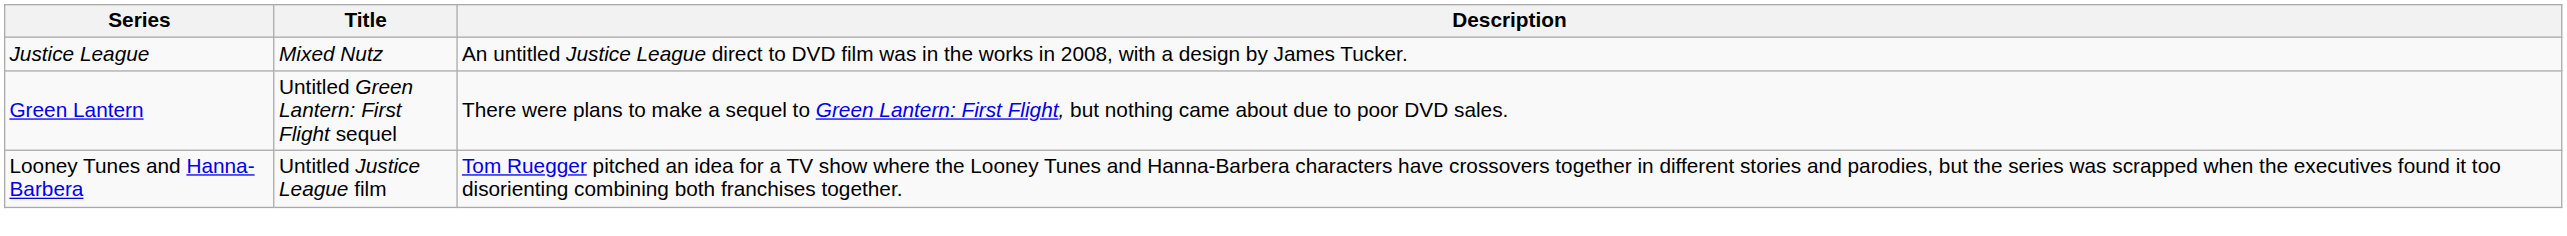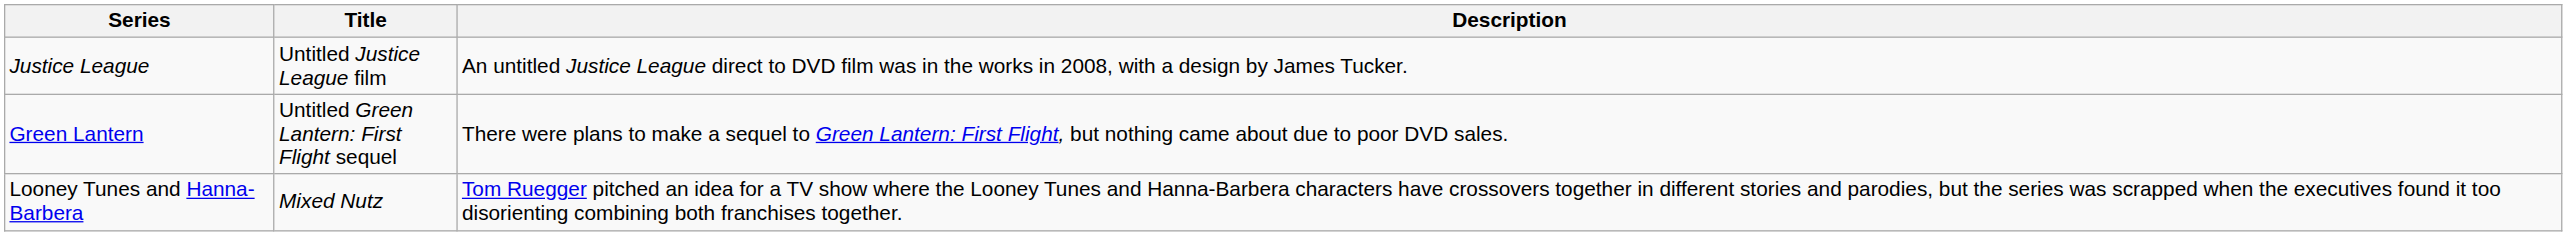(331, 53) Mixed Nutz -> (350, 65) Untitled Justice League film
(350, 178) Untitled Justice League film -> (331, 201) Mixed Nutz
